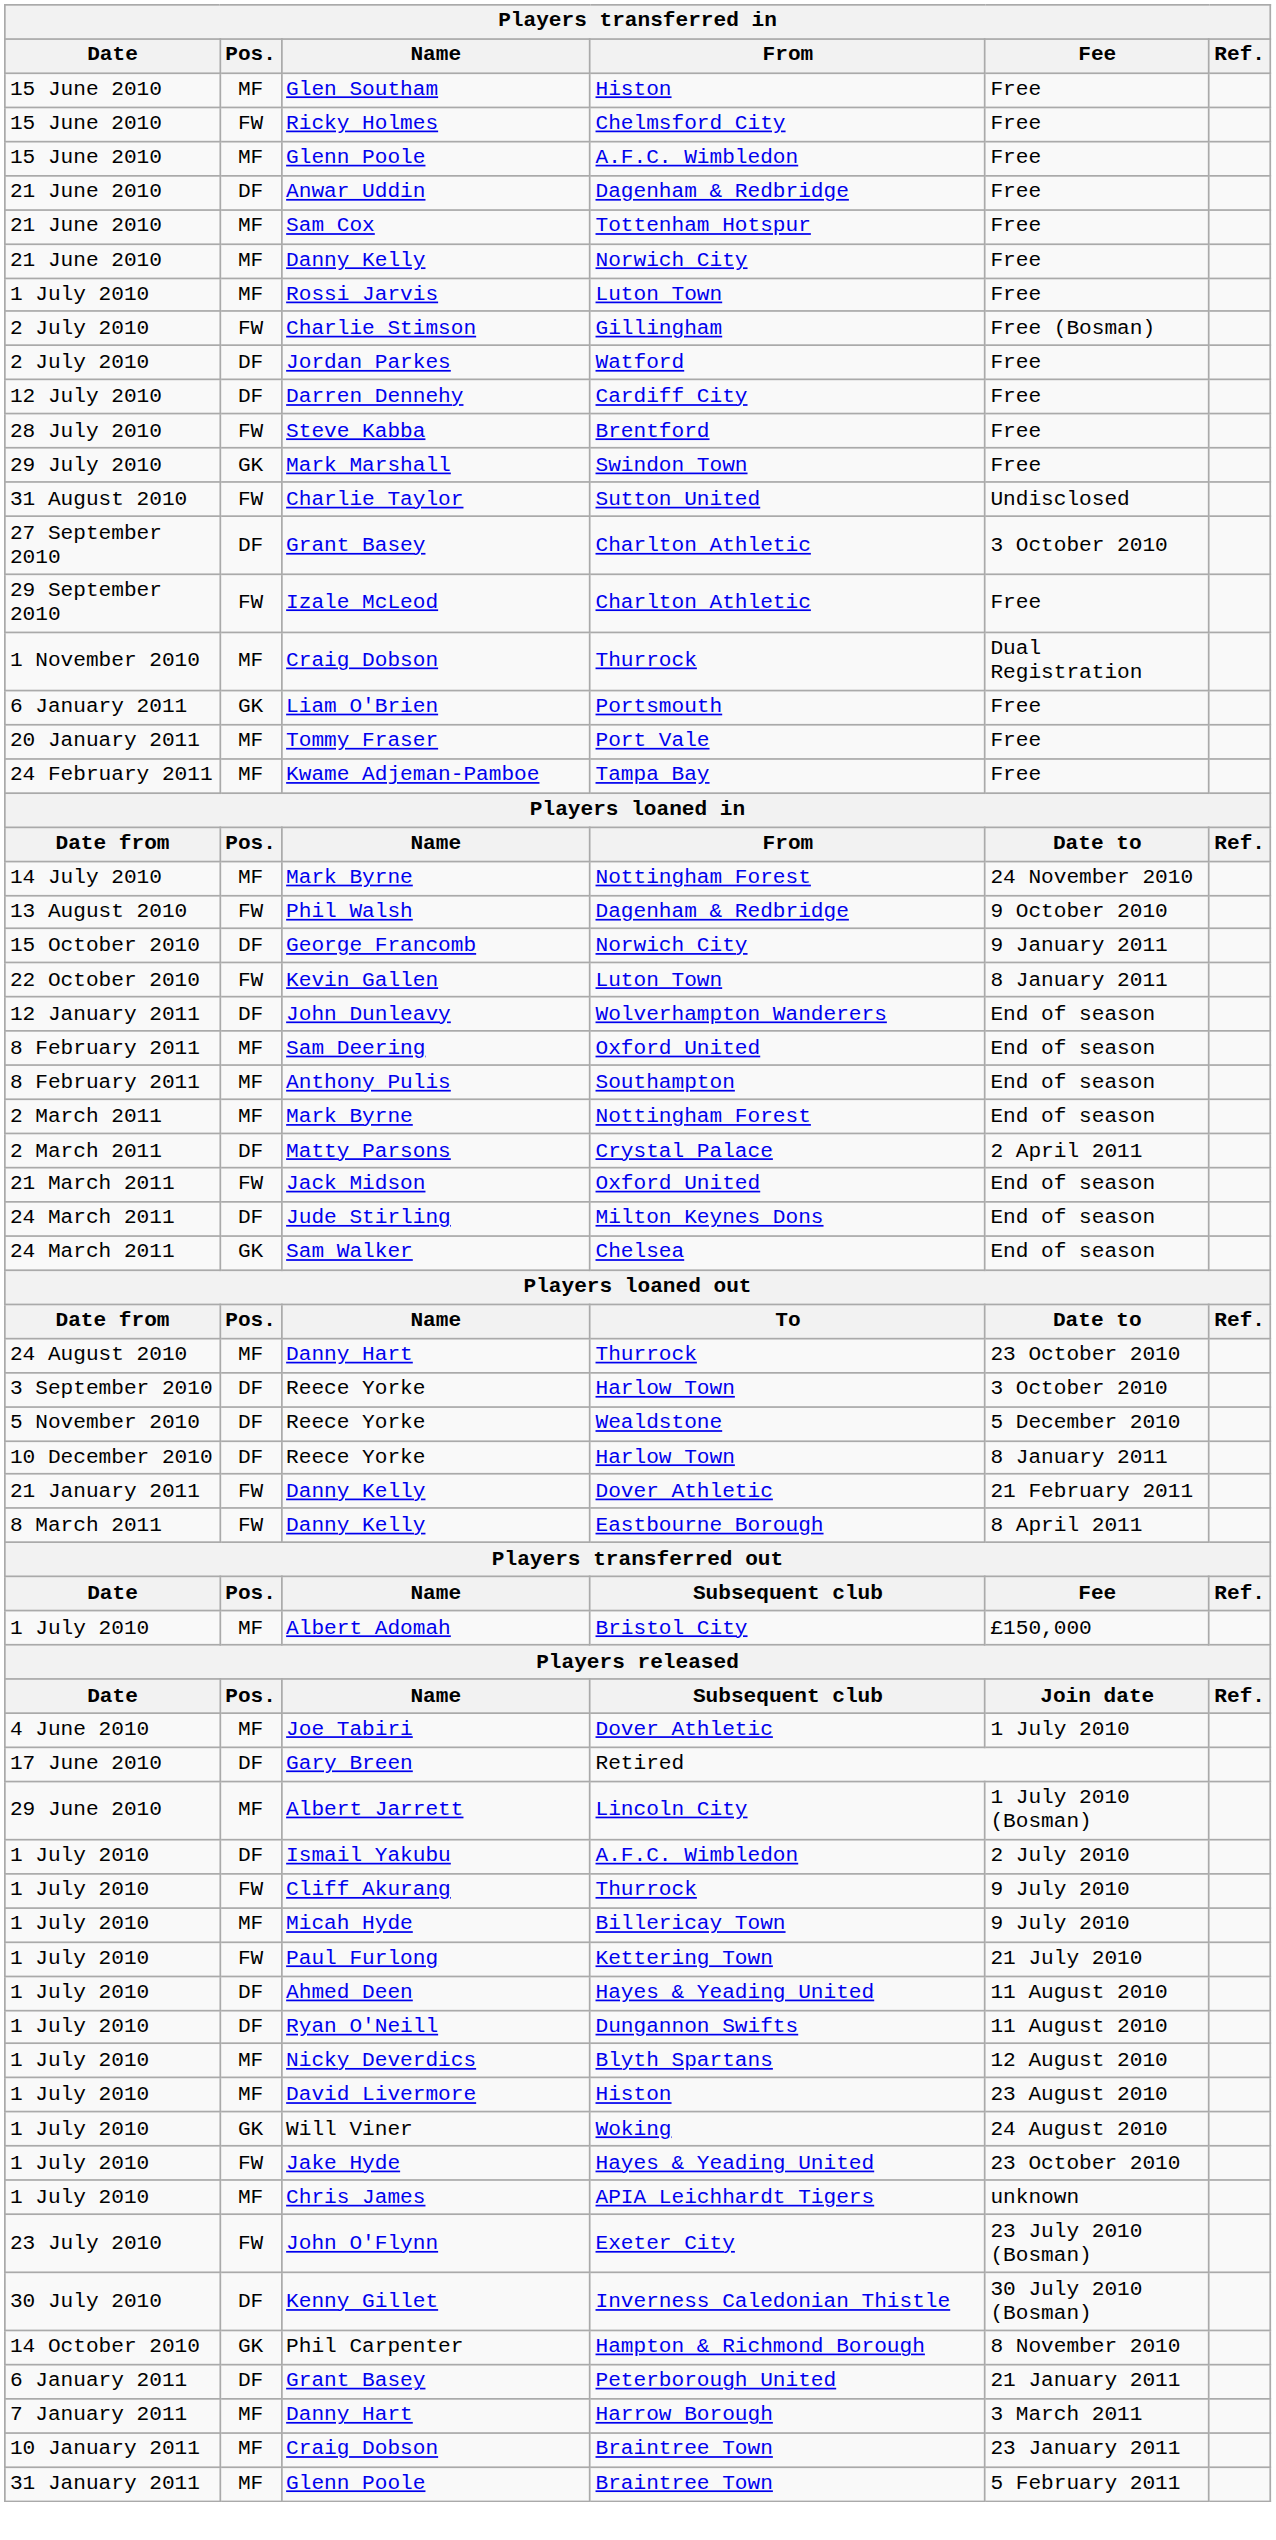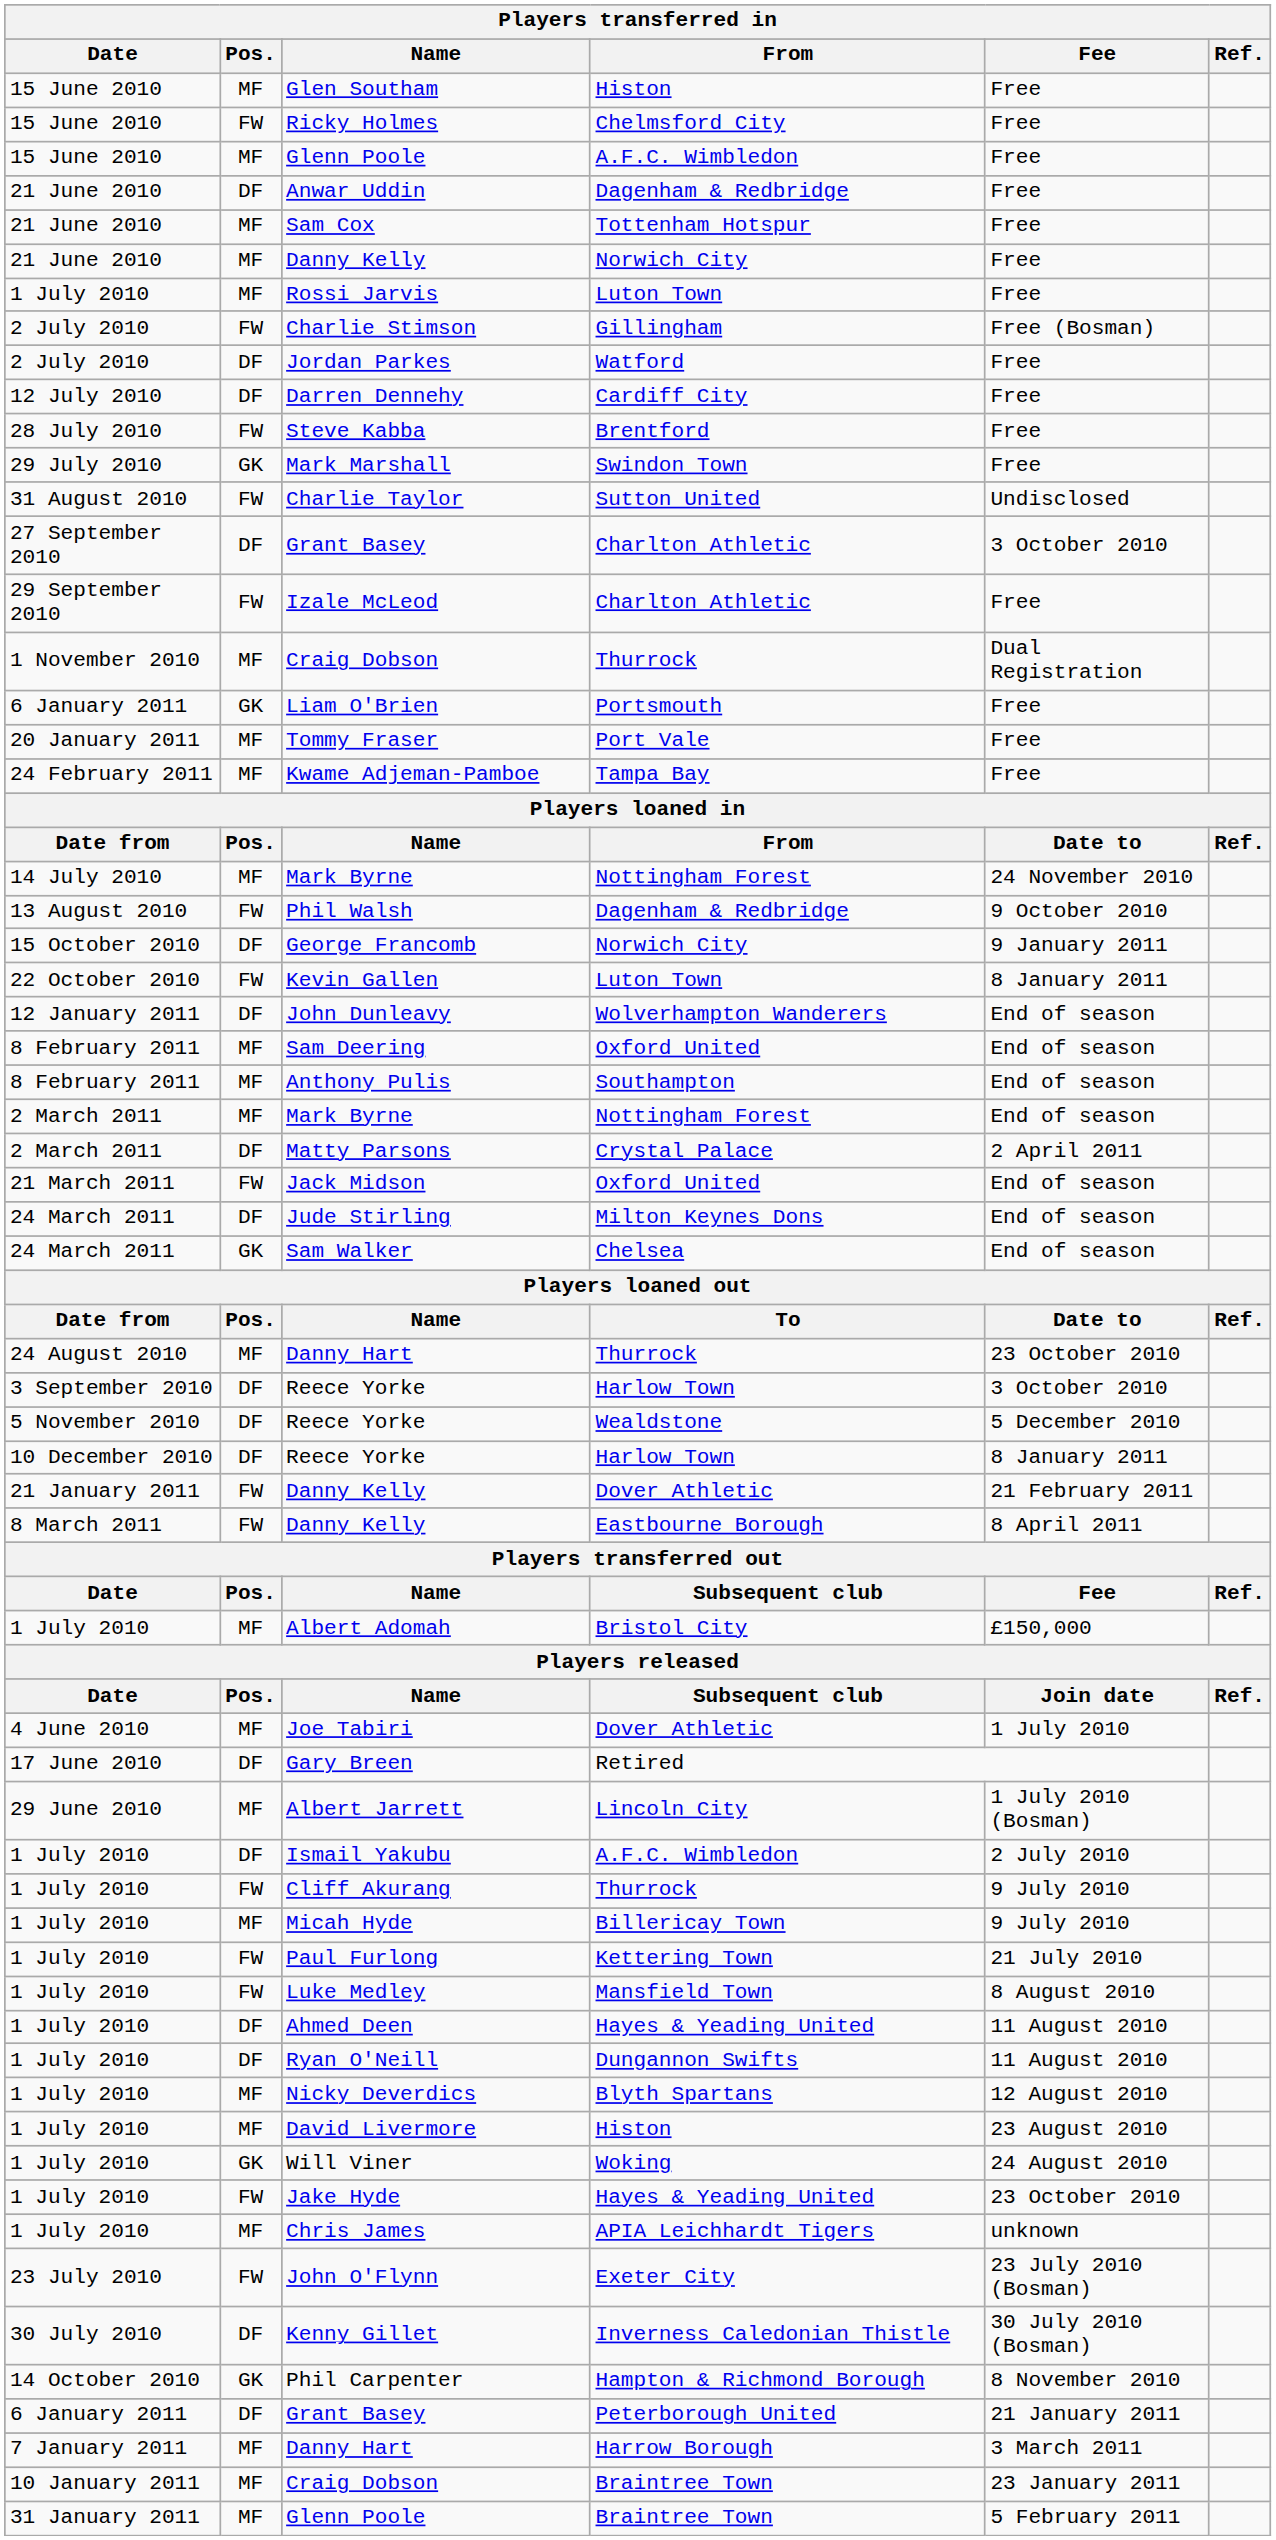+ row: (80, 1993)
